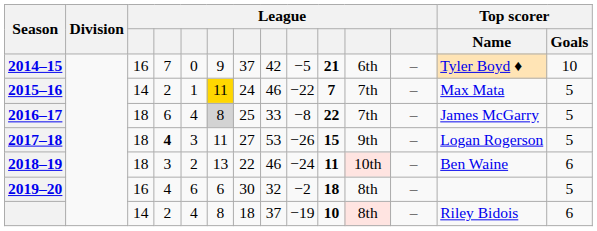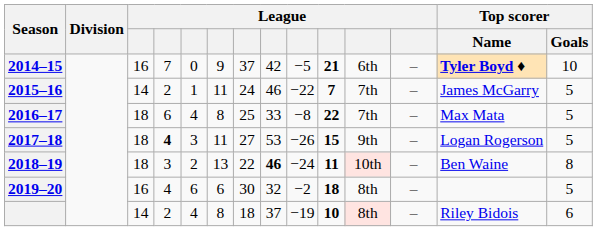(481, 66) normal -> (483, 66) bold
(220, 90) gold background -> (220, 90) no background
(472, 90) Max Mata -> (490, 90) James McGarry
(220, 115) lightgrey background -> (220, 115) no background
(490, 115) James McGarry -> (472, 115) Max Mata
(273, 164) normal -> (273, 164) bold
(569, 164) 6 -> (569, 164) 8
